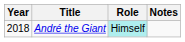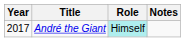(18, 28) 2018 -> (18, 28) 2017
